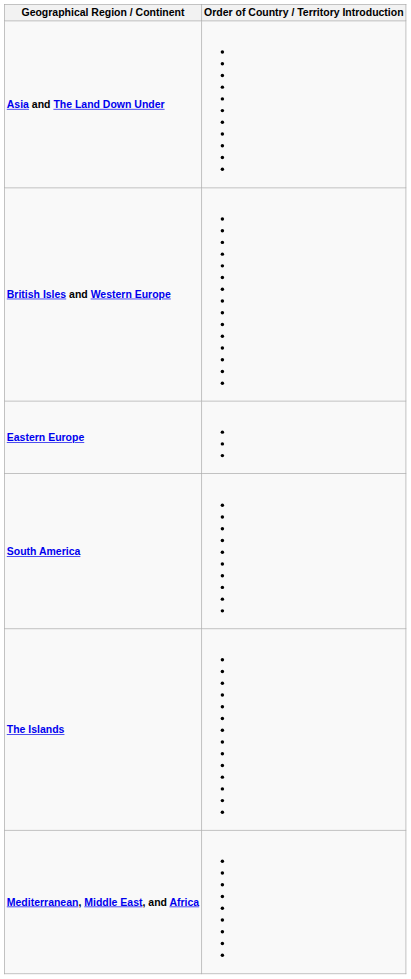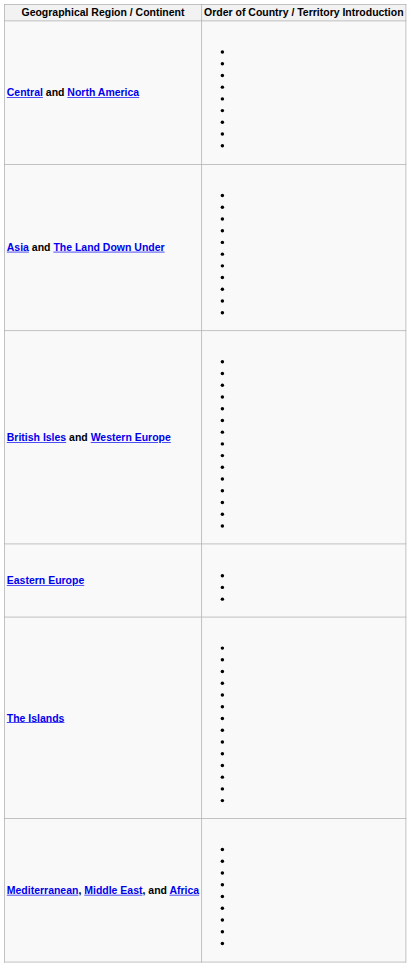+ row: (73, 93)
- row: (44, 551)
